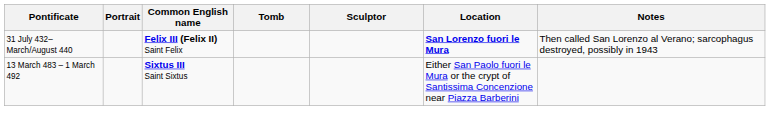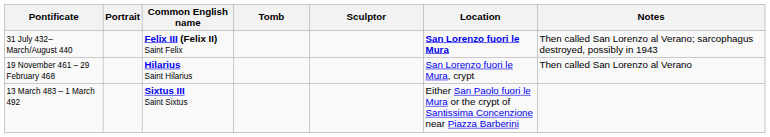+ row: (48, 71)
